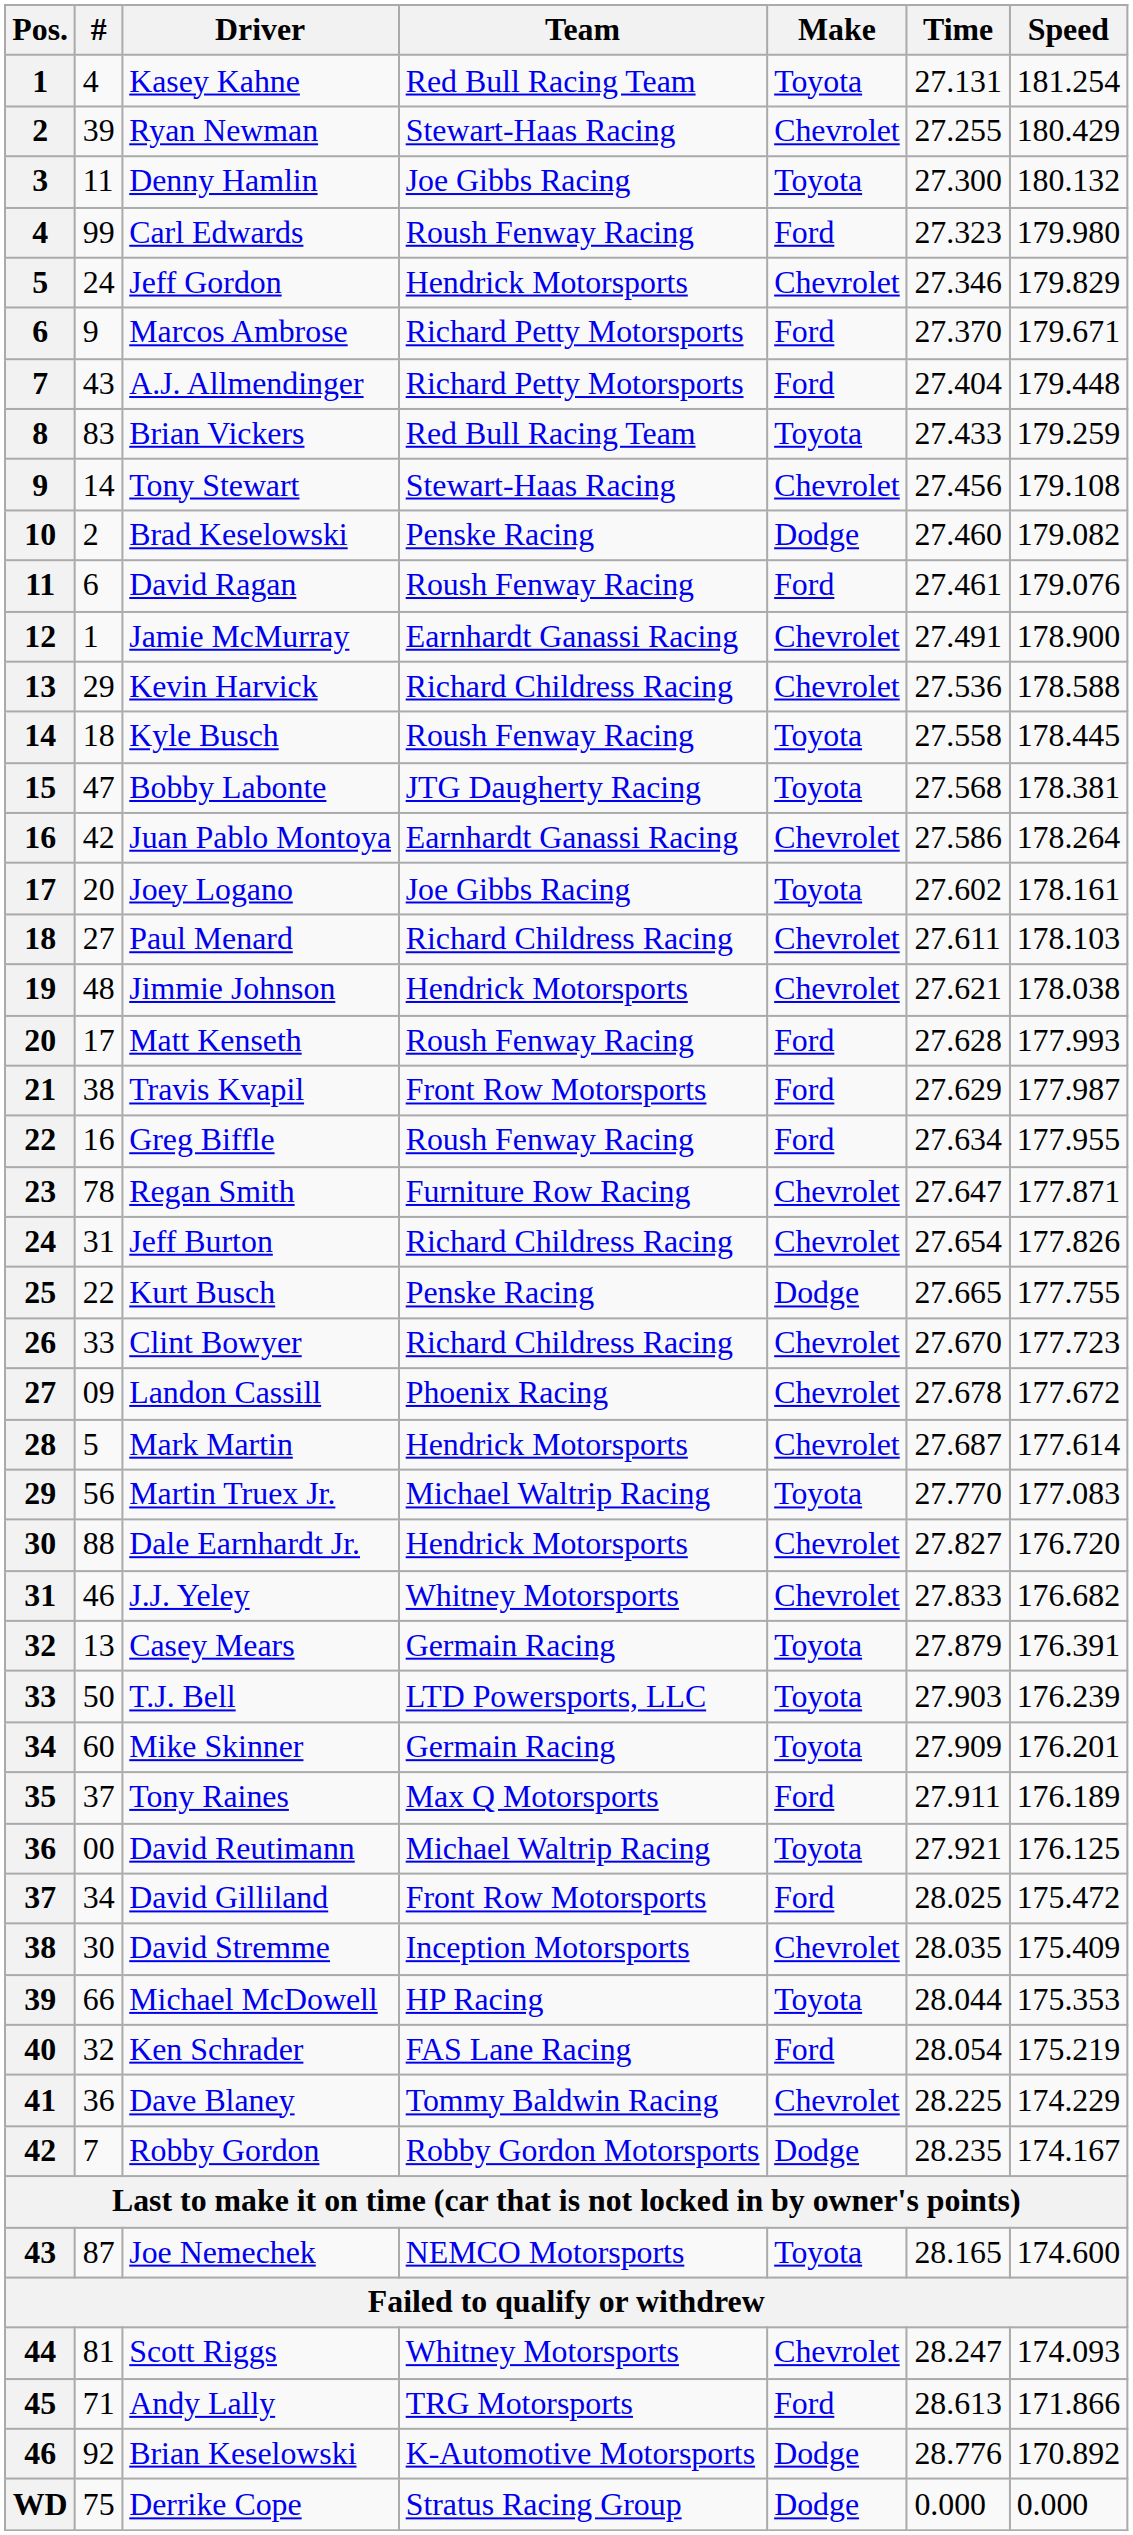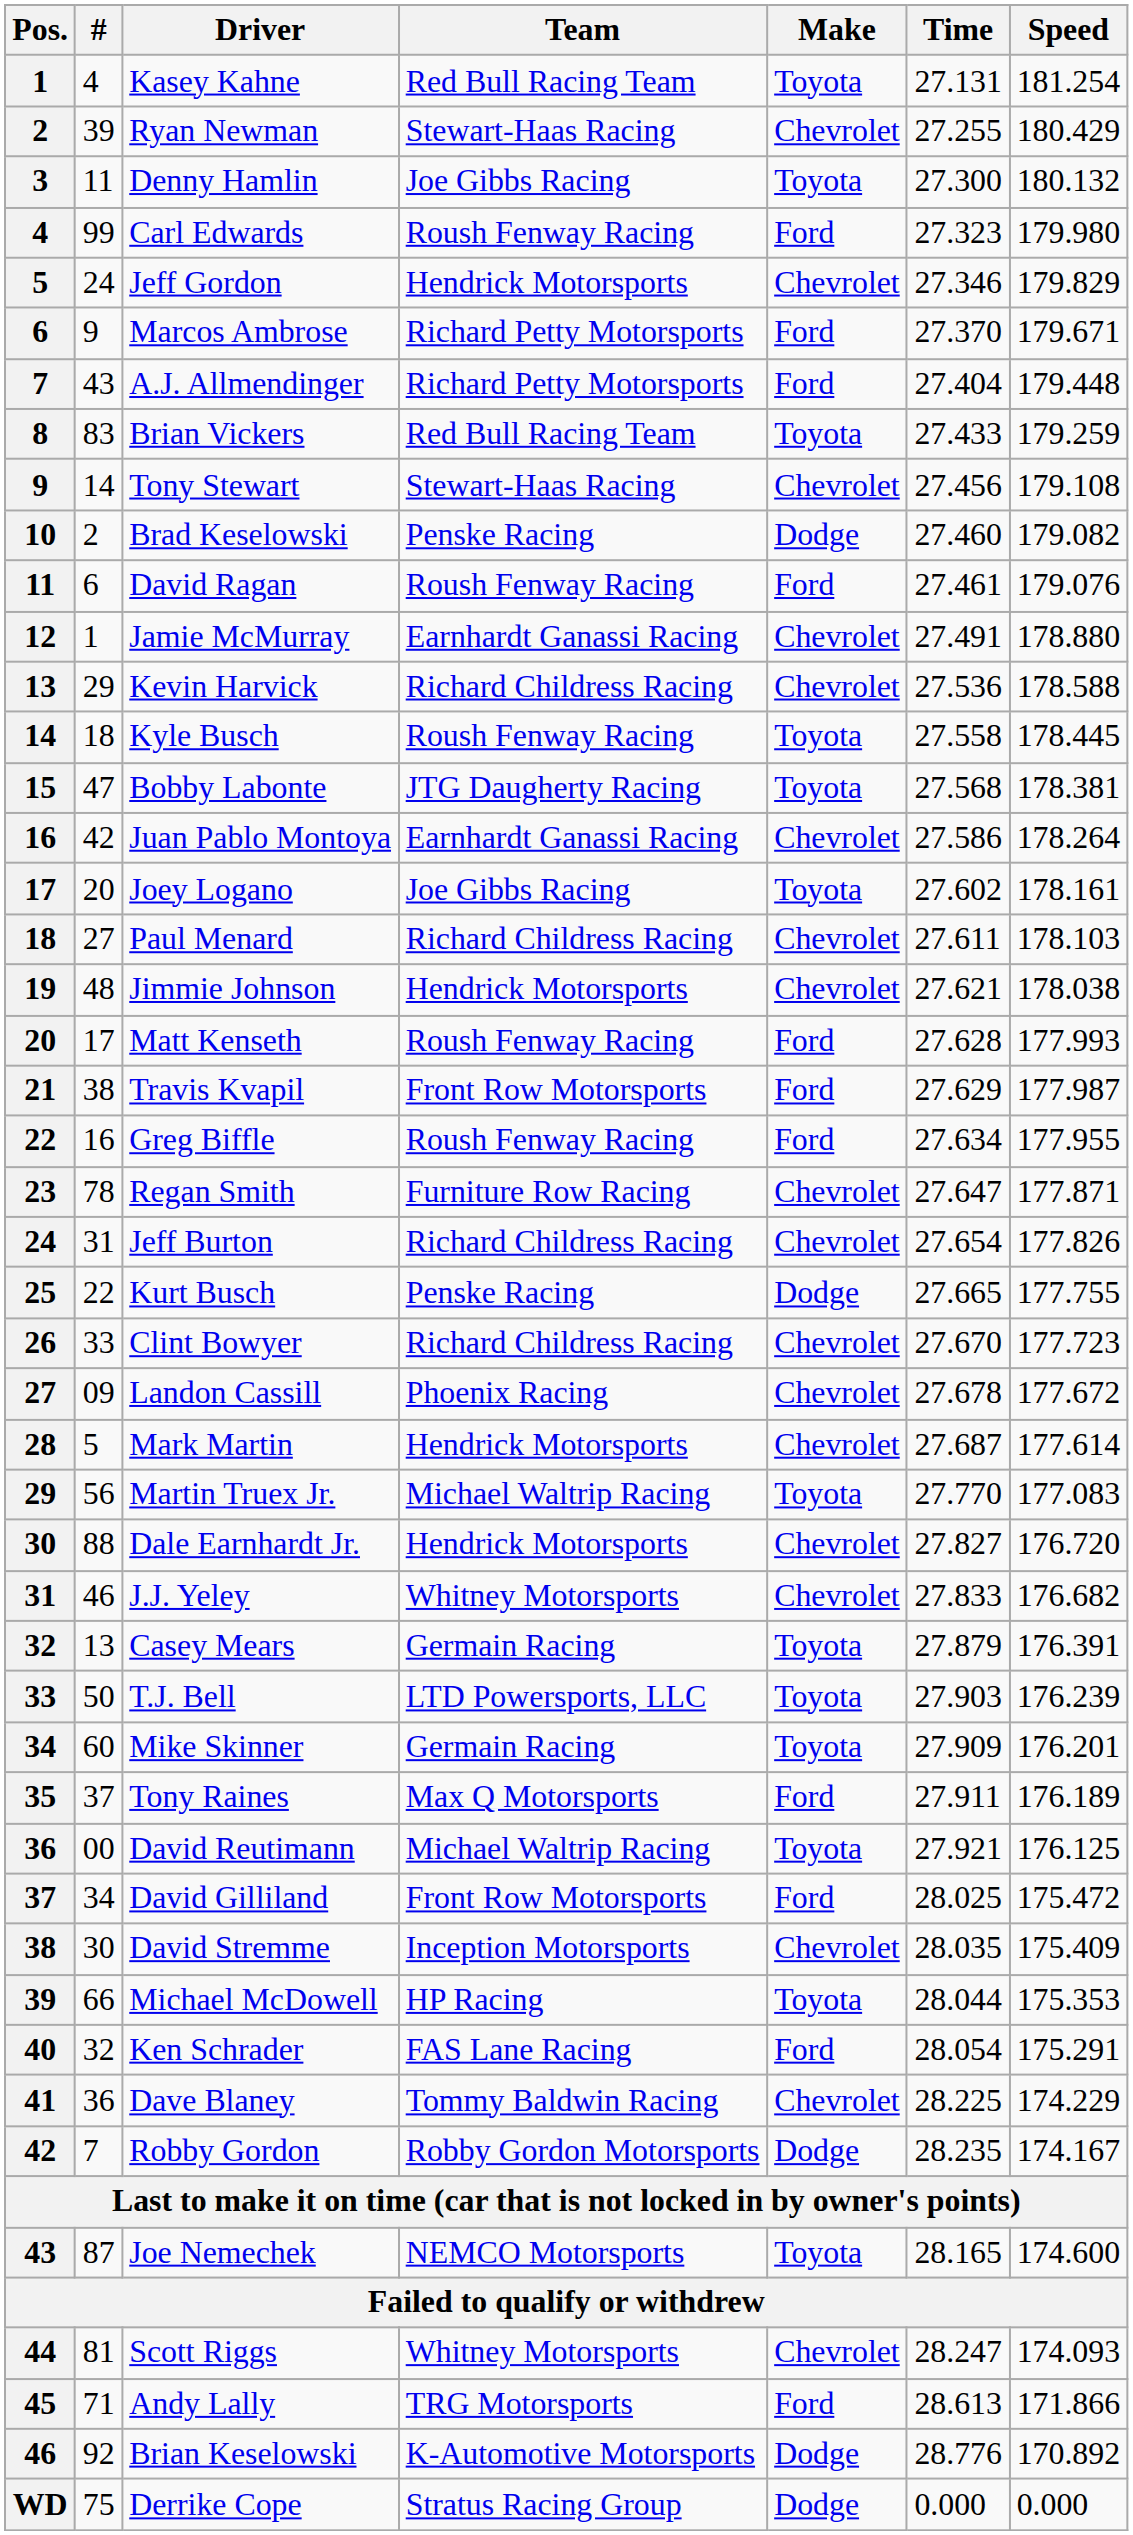(1068, 635) 178.900 -> (1068, 635) 178.880
(1068, 2049) 175.219 -> (1068, 2049) 175.291
